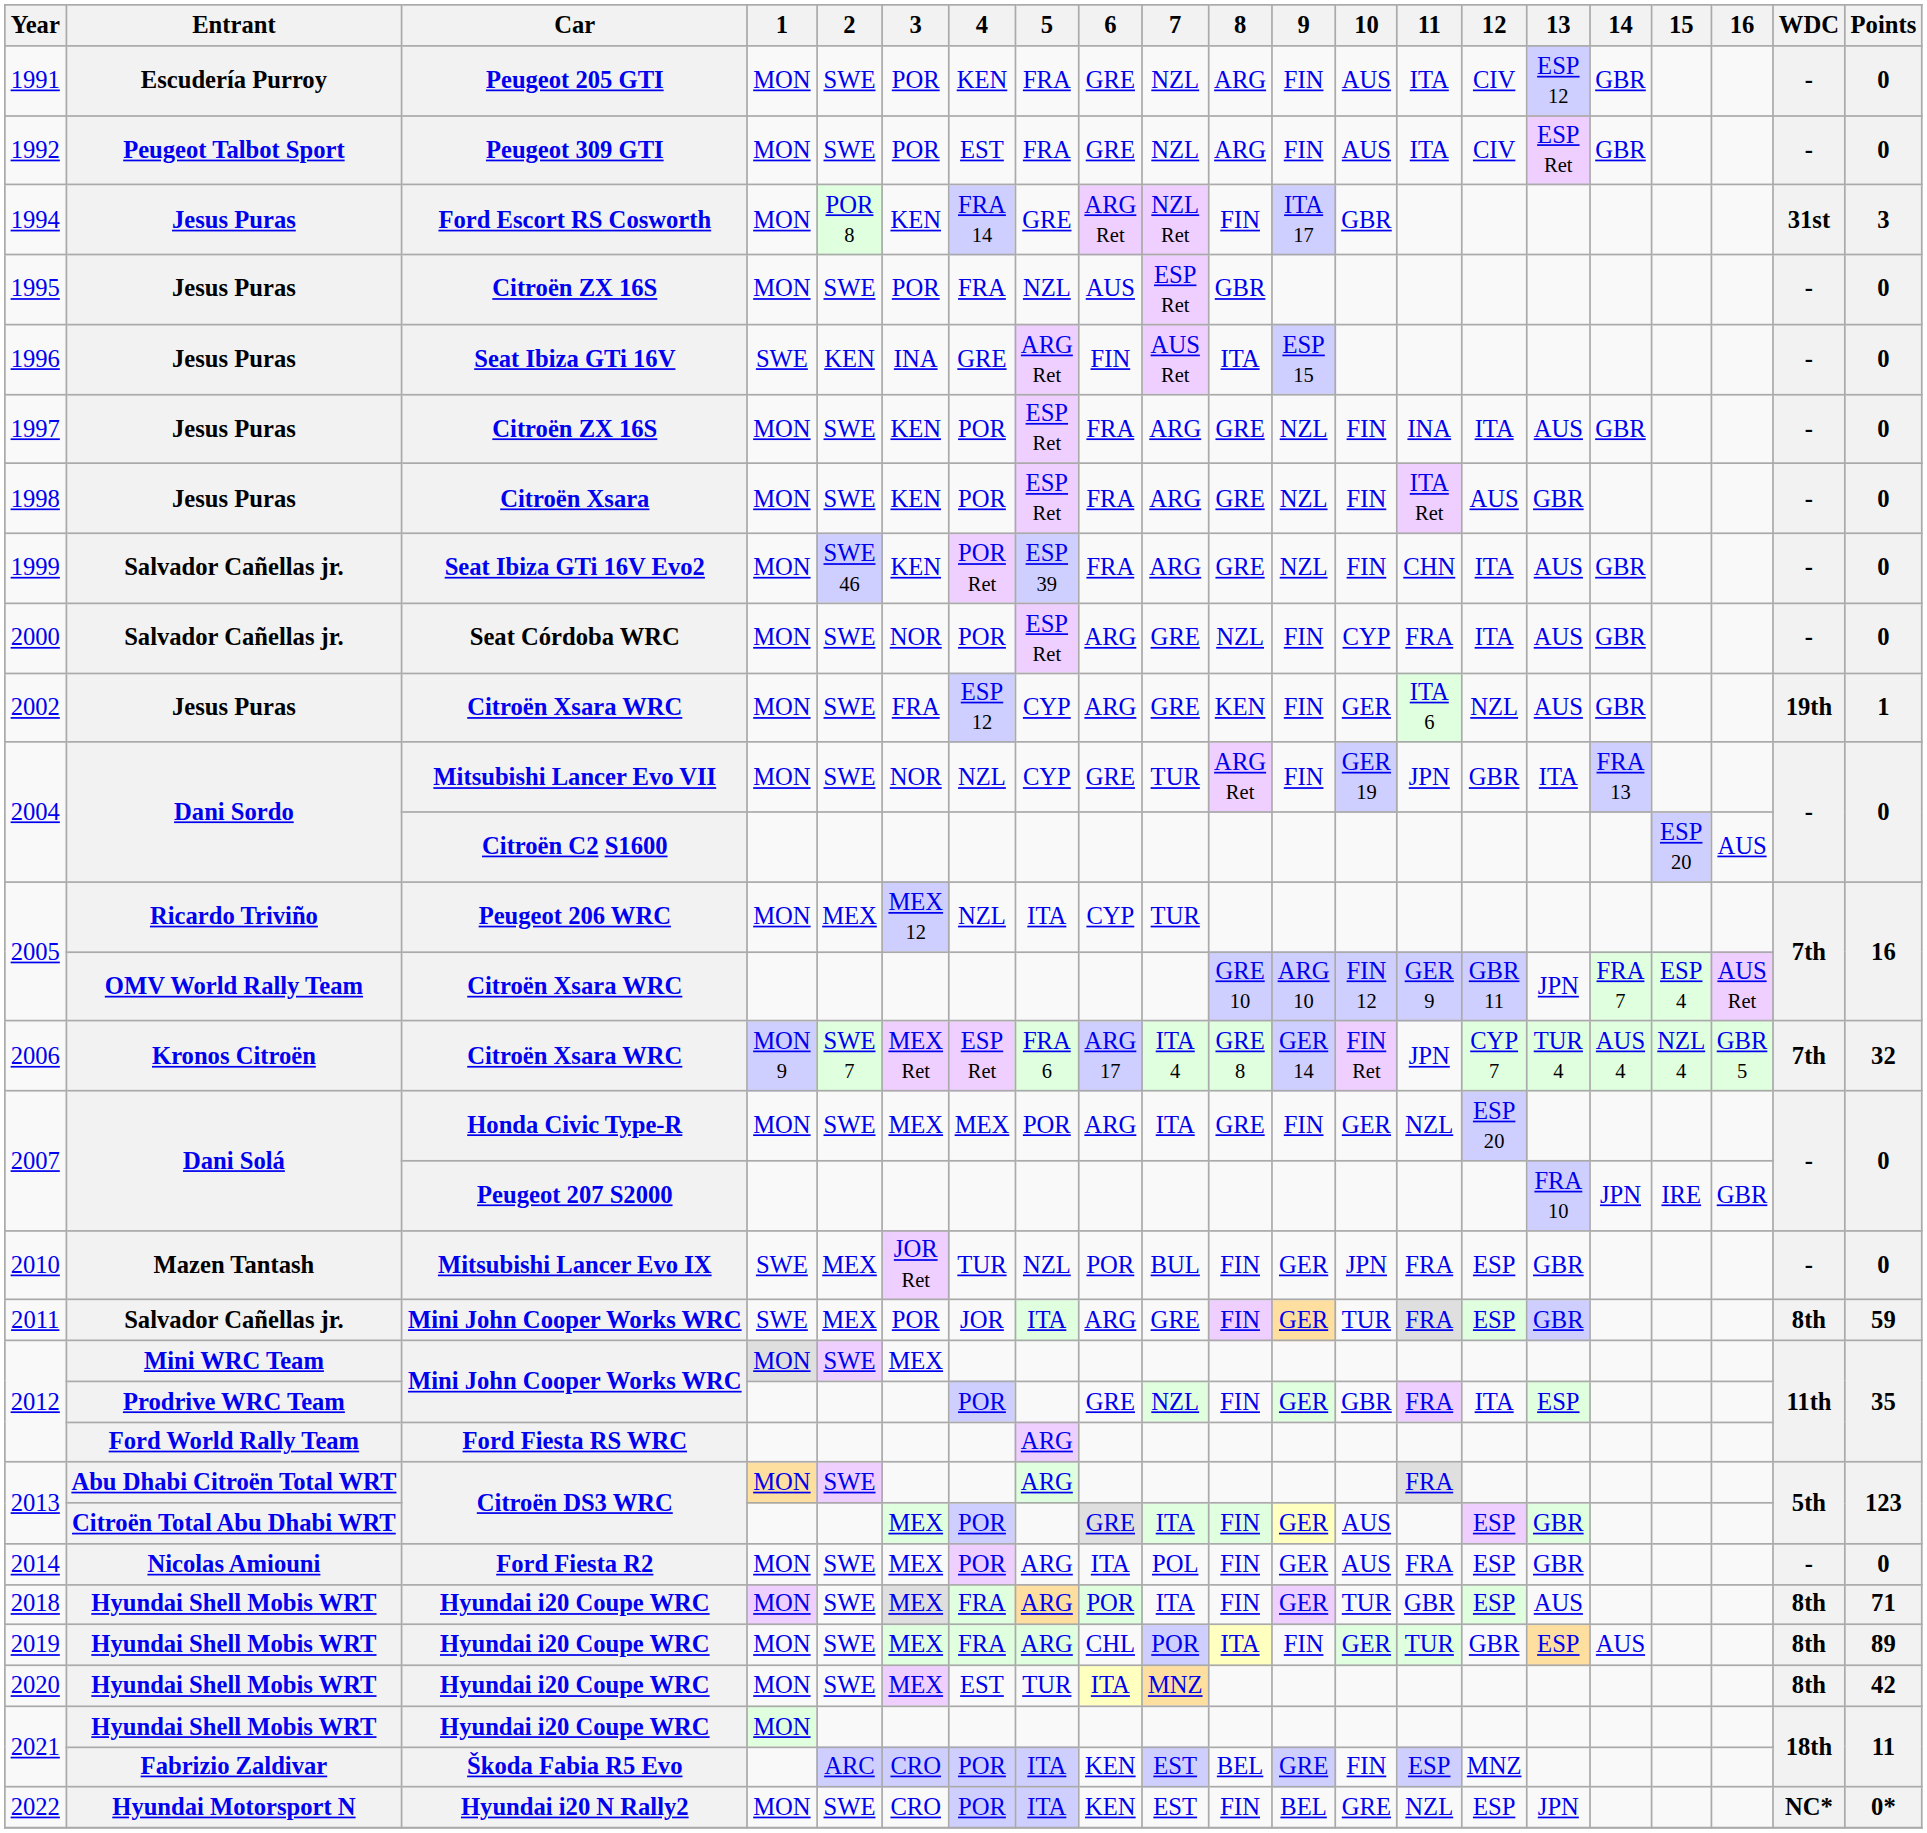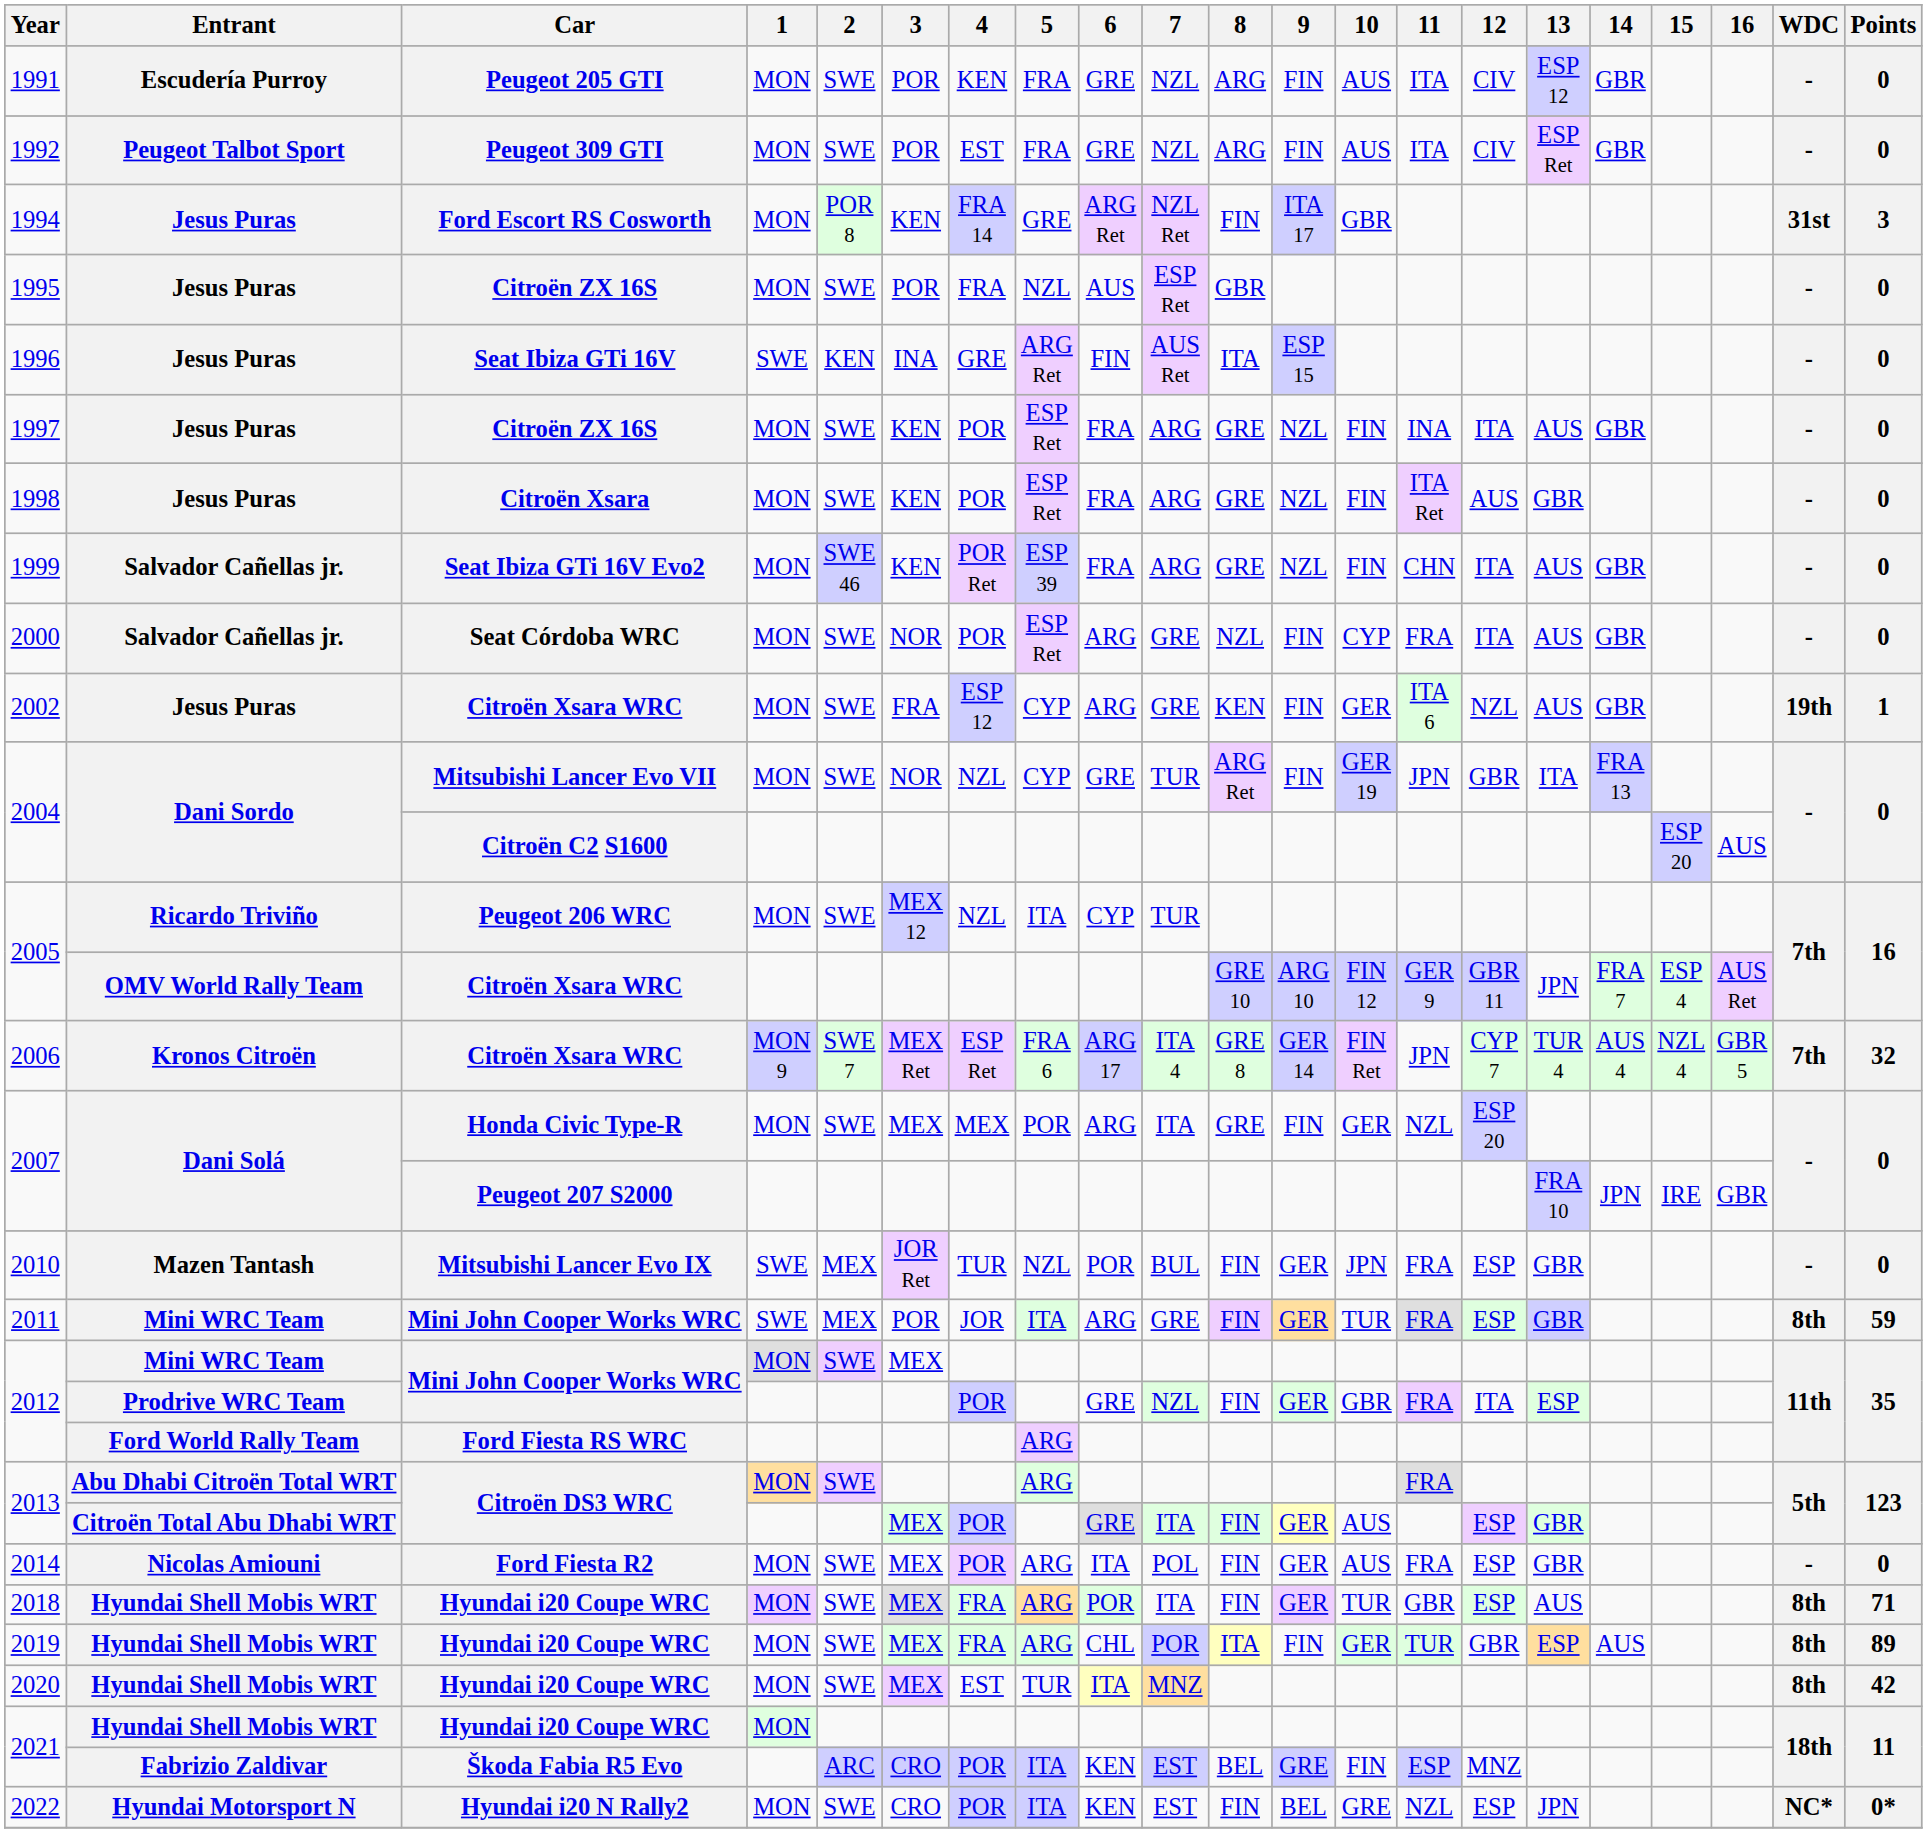(850, 916) MEX -> (850, 916) SWE
(234, 1320) Salvador Cañellas jr. -> (234, 1320) Mini WRC Team
